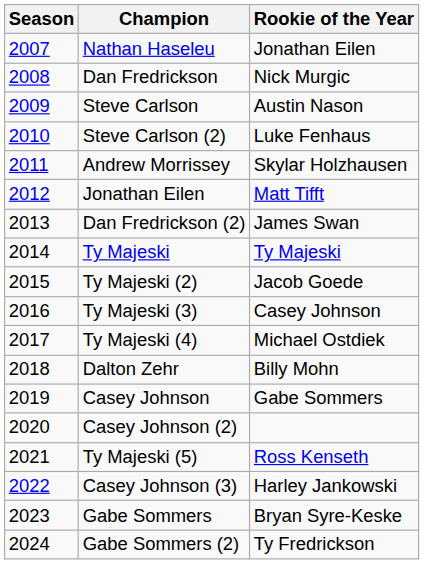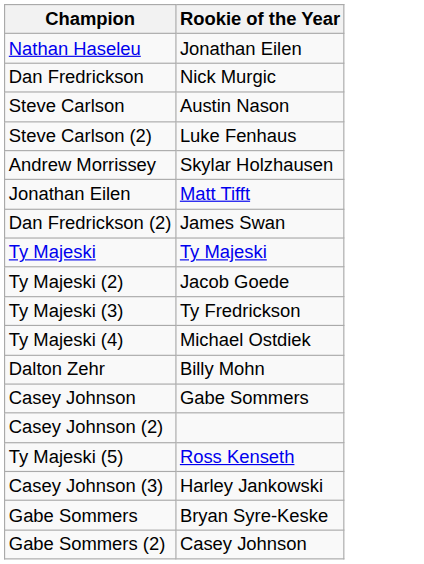- column: (42, 19)
(317, 310) Casey Johnson -> (240, 310) Ty Fredrickson
(314, 544) Ty Fredrickson -> (243, 544) Casey Johnson
